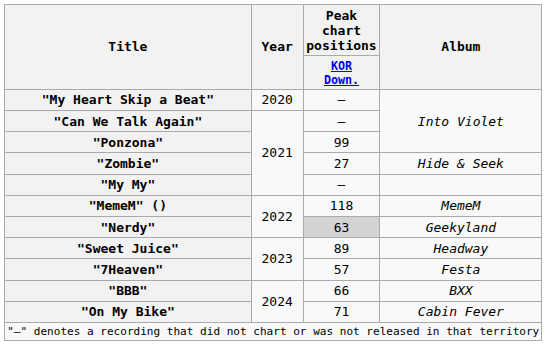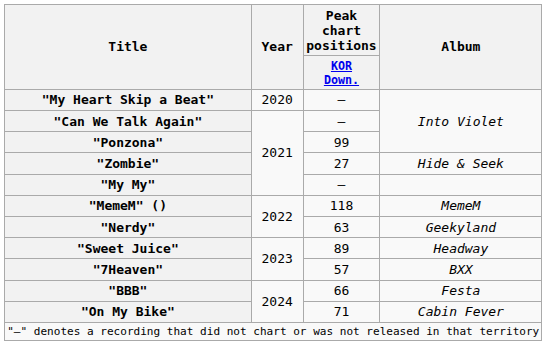(341, 227) lightgrey background -> (341, 227) no background
(461, 269) Festa -> (461, 269) BXX
(461, 291) BXX -> (461, 291) Festa
